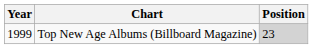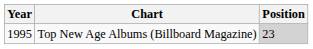(20, 33) 1999 -> (20, 33) 1995
